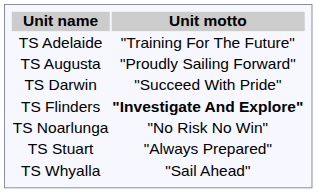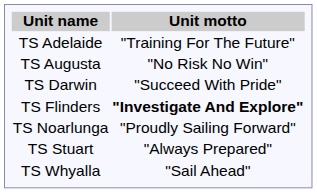(208, 64) "Proudly Sailing Forward" -> (208, 64) "No Risk No Win"
(208, 128) "No Risk No Win" -> (208, 128) "Proudly Sailing Forward"
